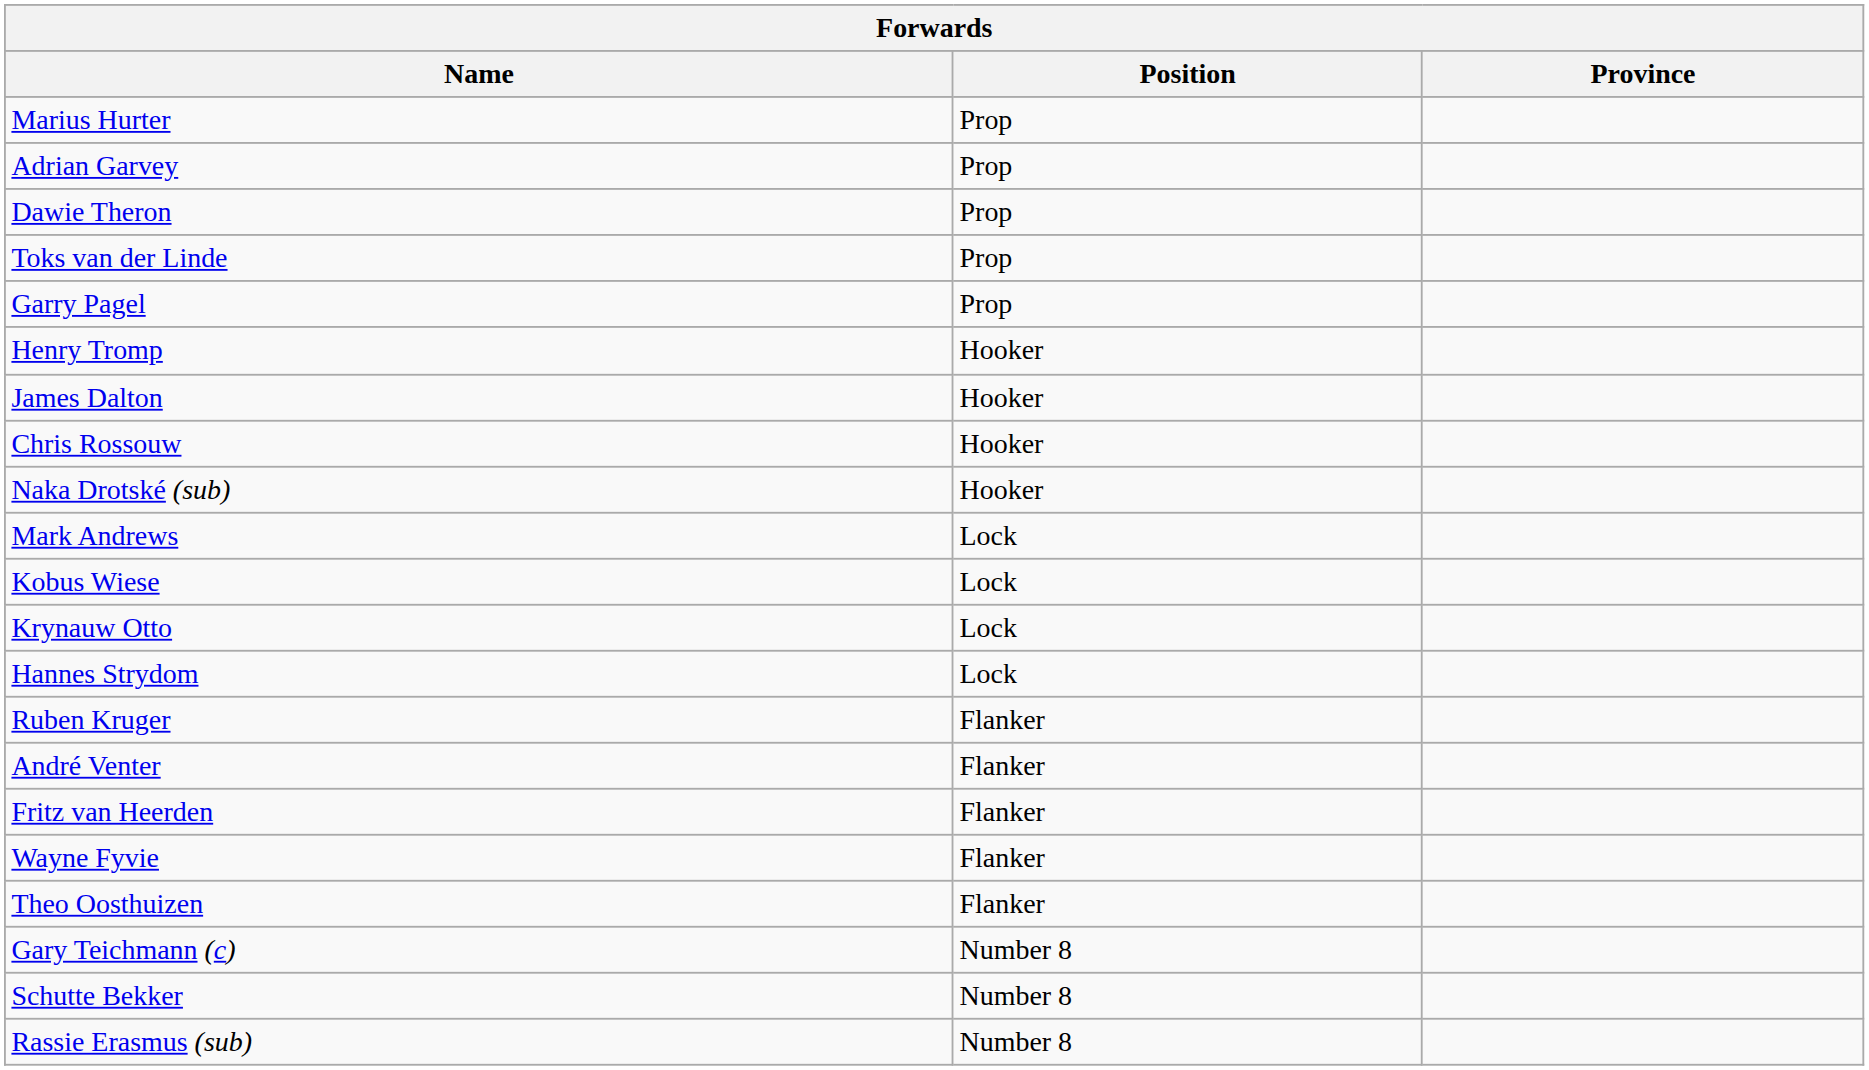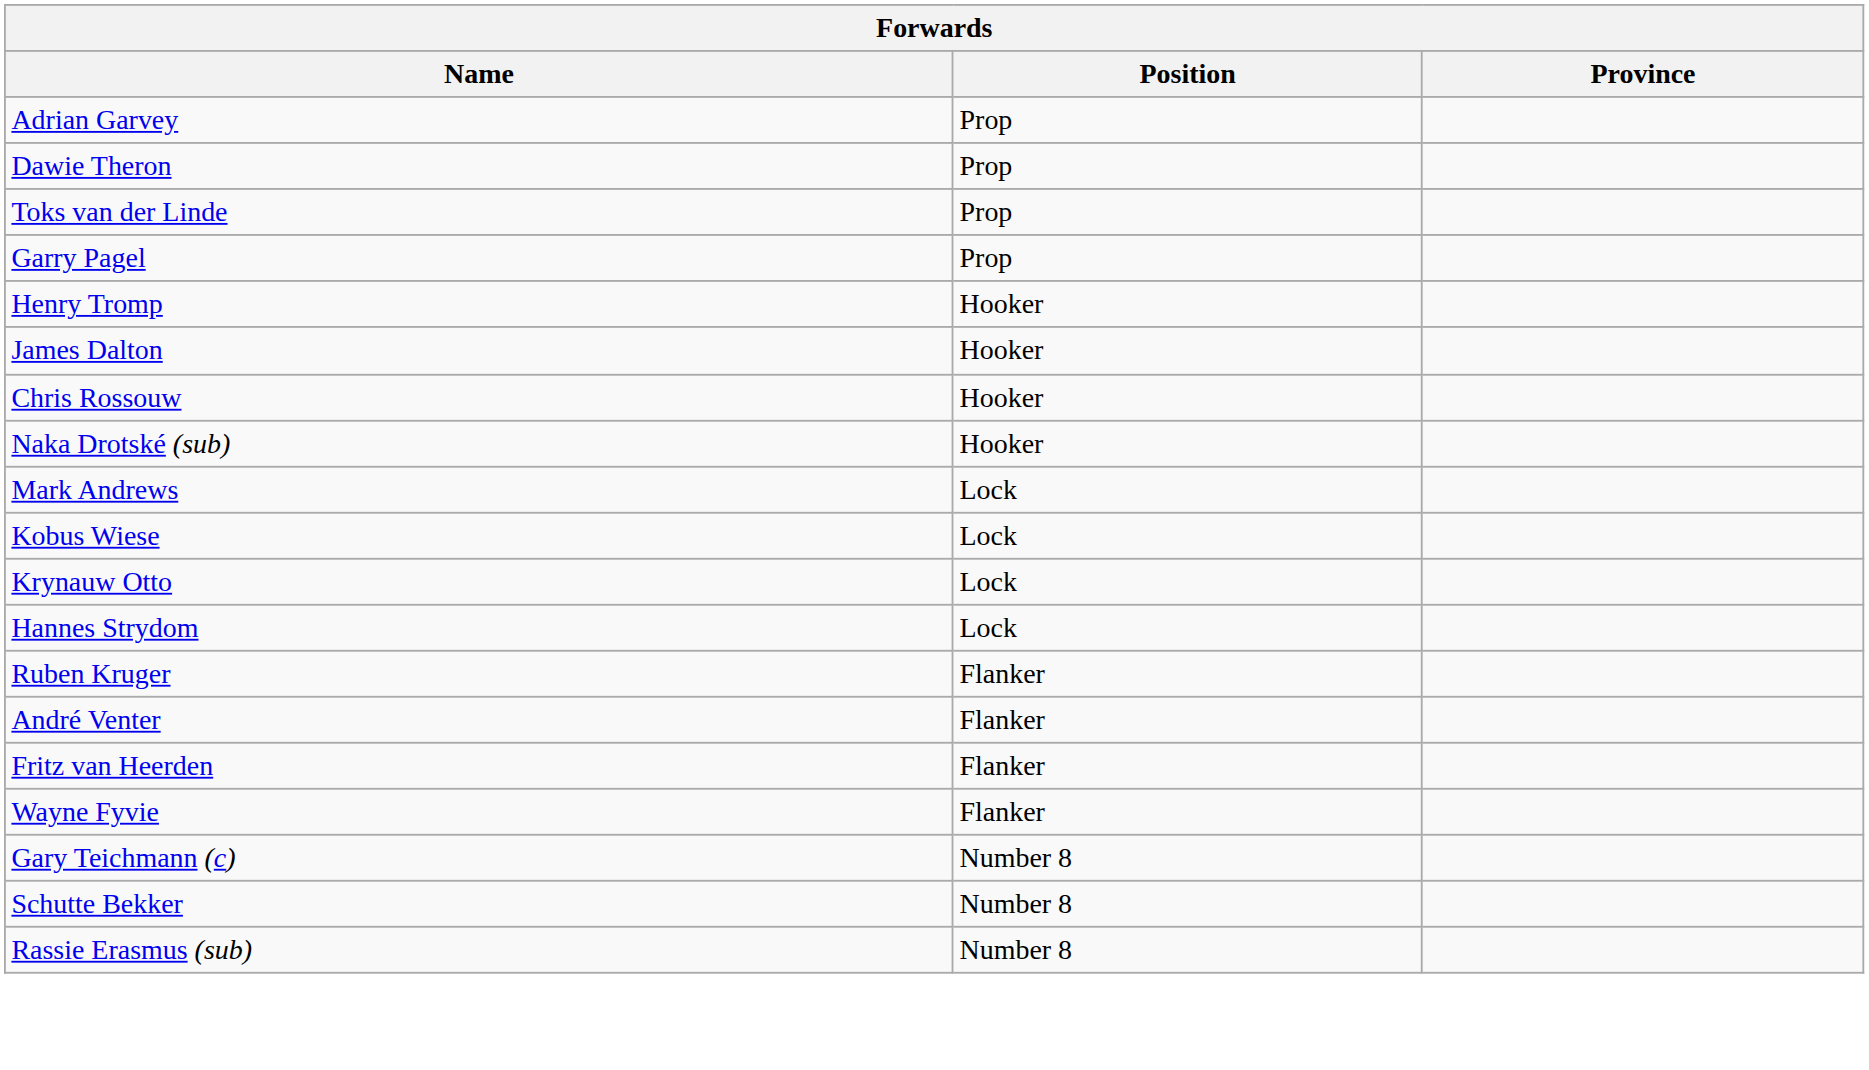- row: (91, 119)
- row: (107, 903)
